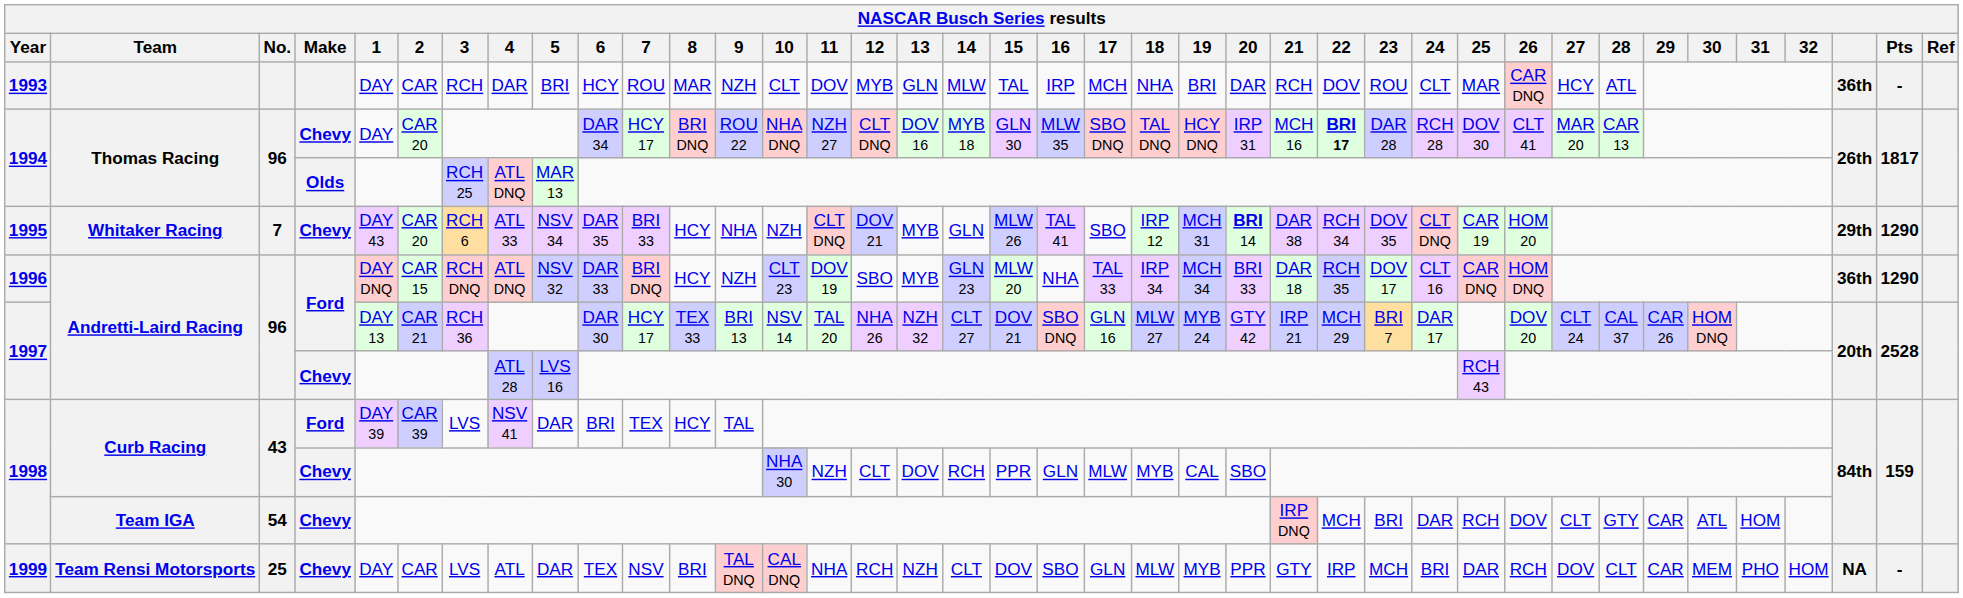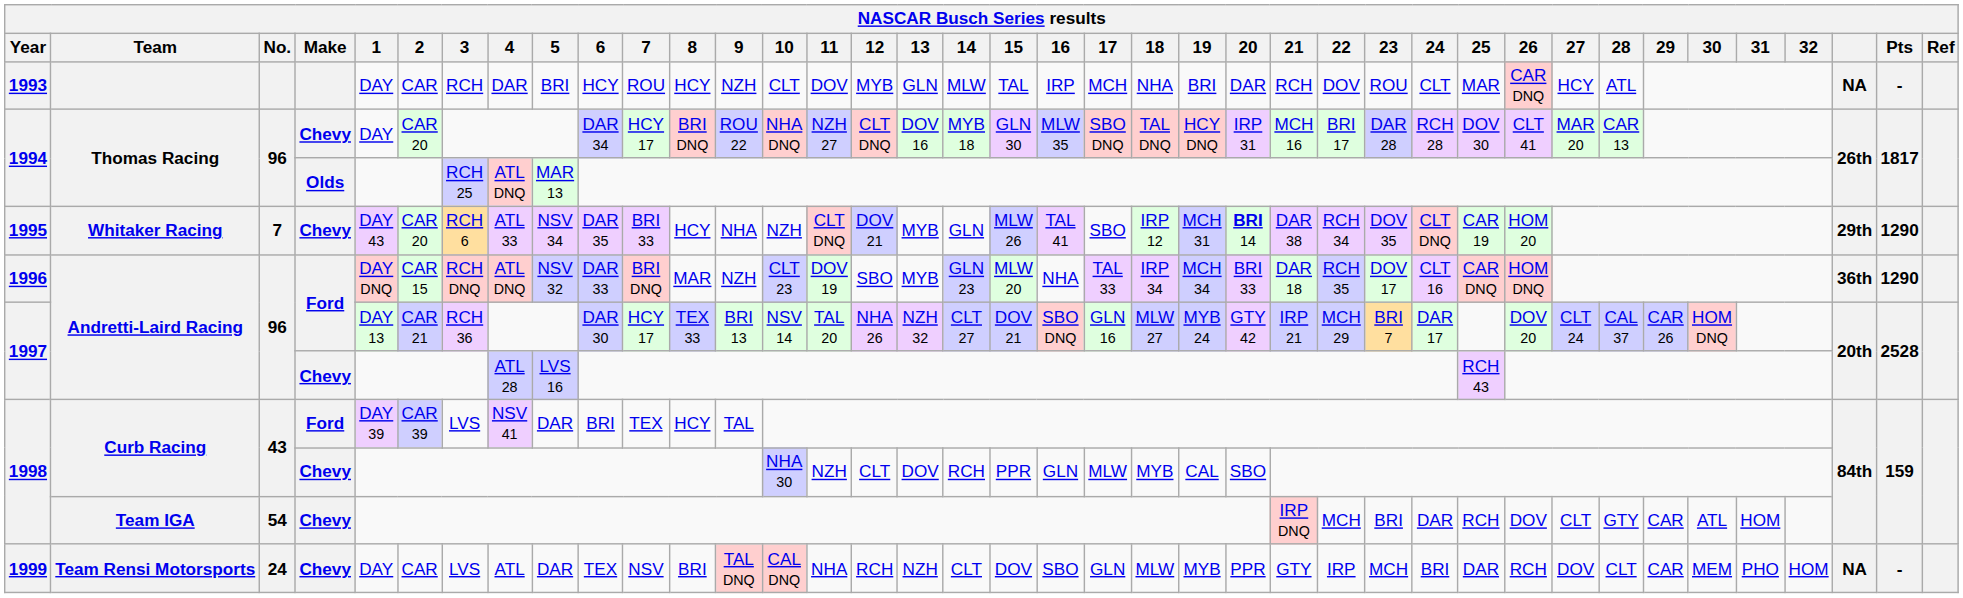(692, 85) MAR -> (692, 85) HCY
(1855, 85) 36th -> (1855, 85) NA
(1341, 134) bold -> (1341, 133) normal
(692, 279) HCY -> (692, 279) MAR
(277, 569) 25 -> (277, 569) 24
